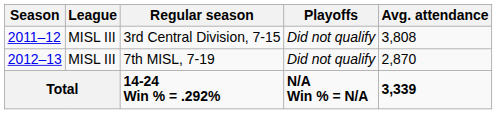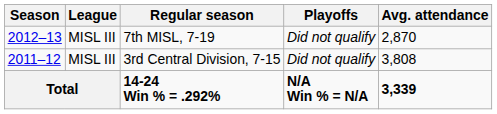rows swapped: (202, 37) <-> (169, 59)
